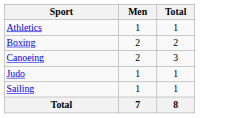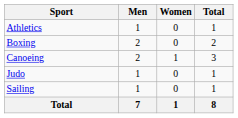+ column: (176, 12)
